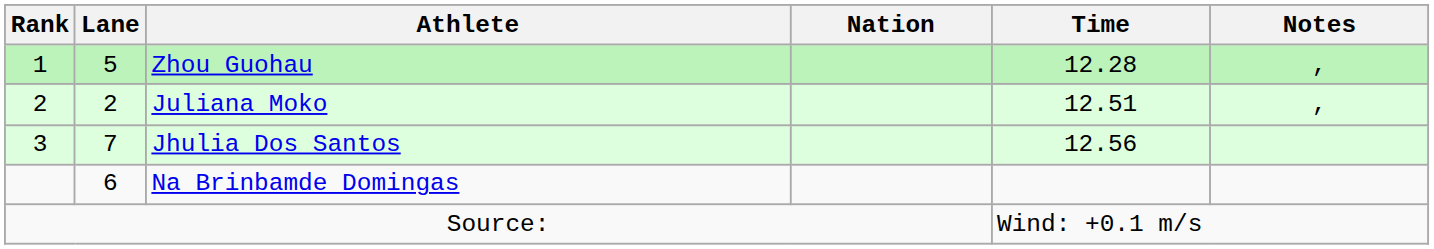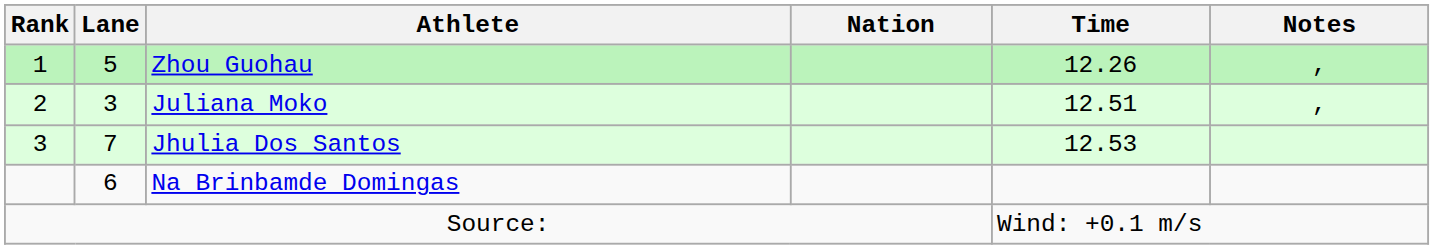(1101, 65) 12.28 -> (1101, 65) 12.26
(110, 105) 2 -> (110, 105) 3
(1101, 144) 12.56 -> (1101, 144) 12.53
